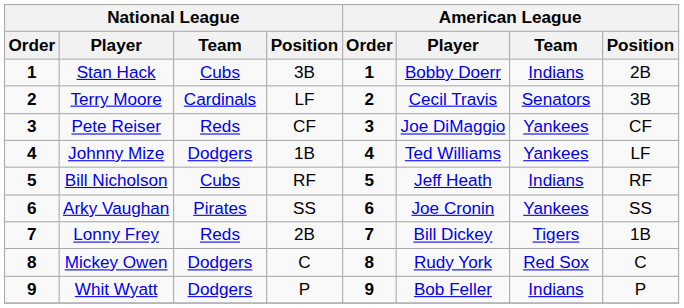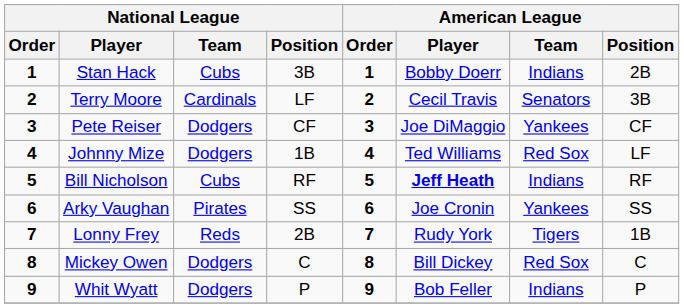(220, 126) Reds -> (220, 126) Dodgers
(556, 153) Yankees -> (556, 153) Red Sox
(453, 180) normal -> (453, 180) bold
(453, 235) Bill Dickey -> (453, 235) Rudy York
(453, 262) Rudy York -> (453, 262) Bill Dickey
